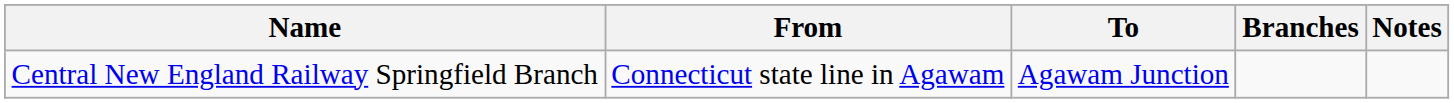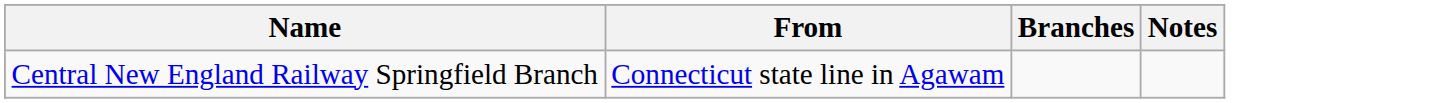- column: (1123, 27)
